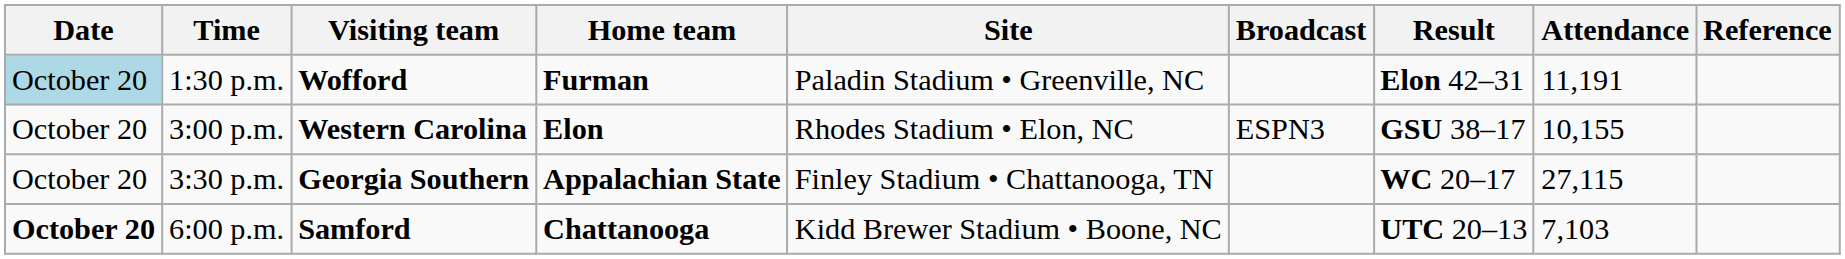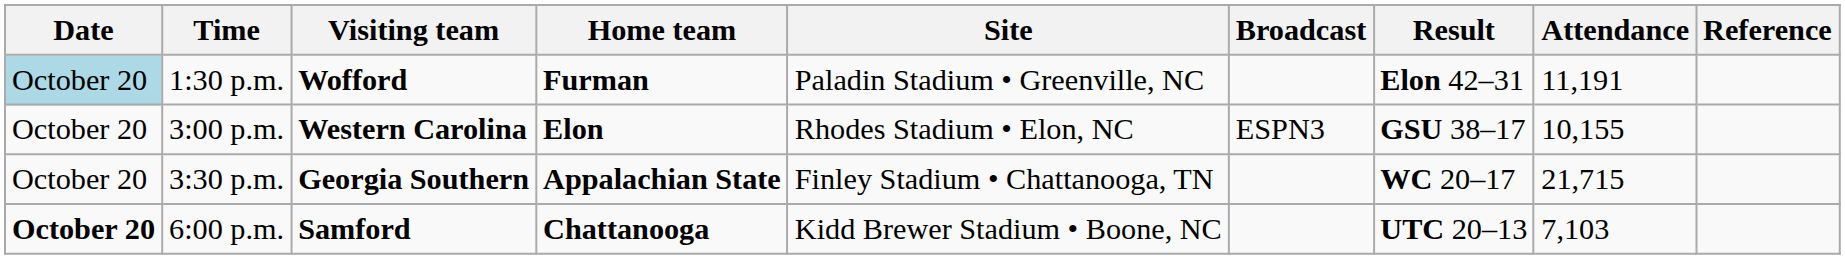(1582, 179) 27,115 -> (1583, 179) 21,715
